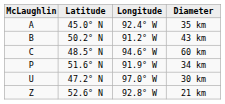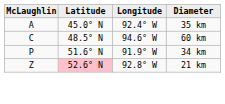- row: (194, 38)
- row: (194, 79)
(85, 92) no background -> (85, 65) pink background
